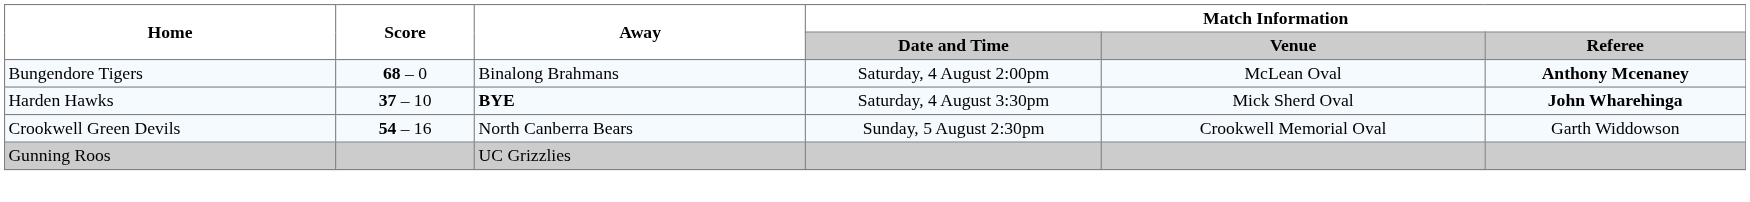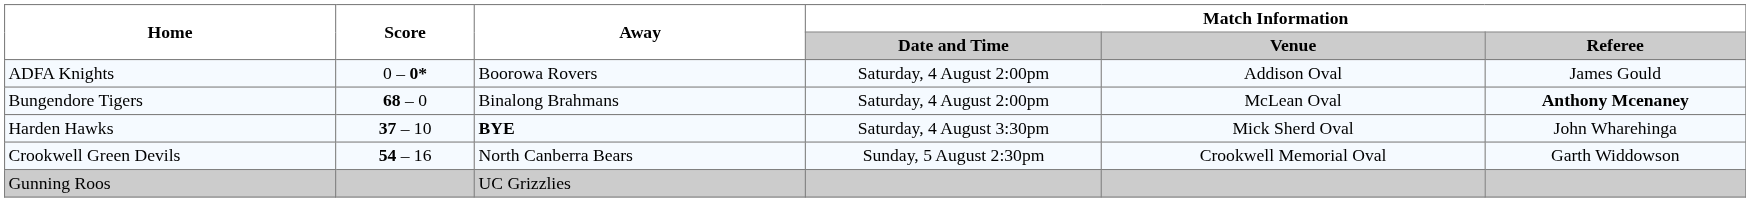+ row: (61, 73)
(1615, 100) bold -> (1615, 128) normal
